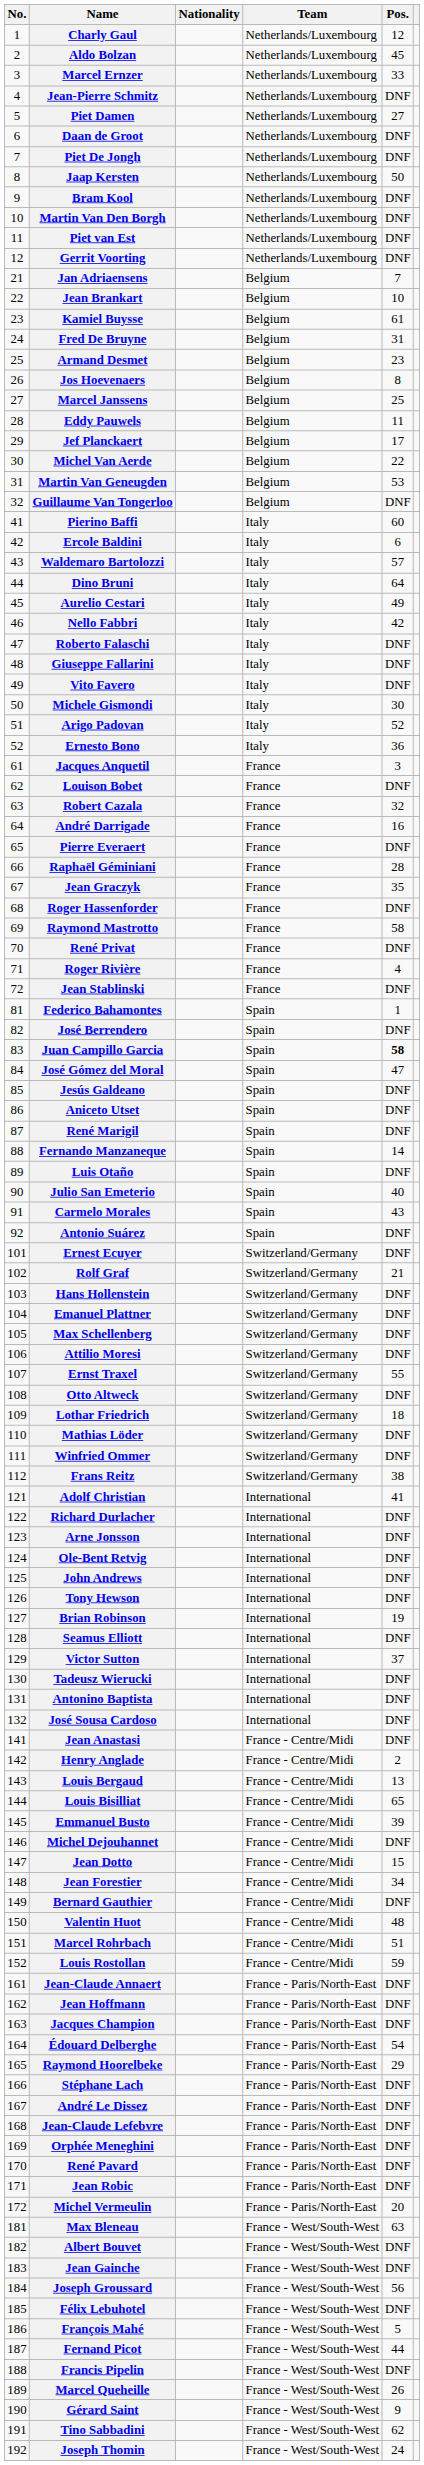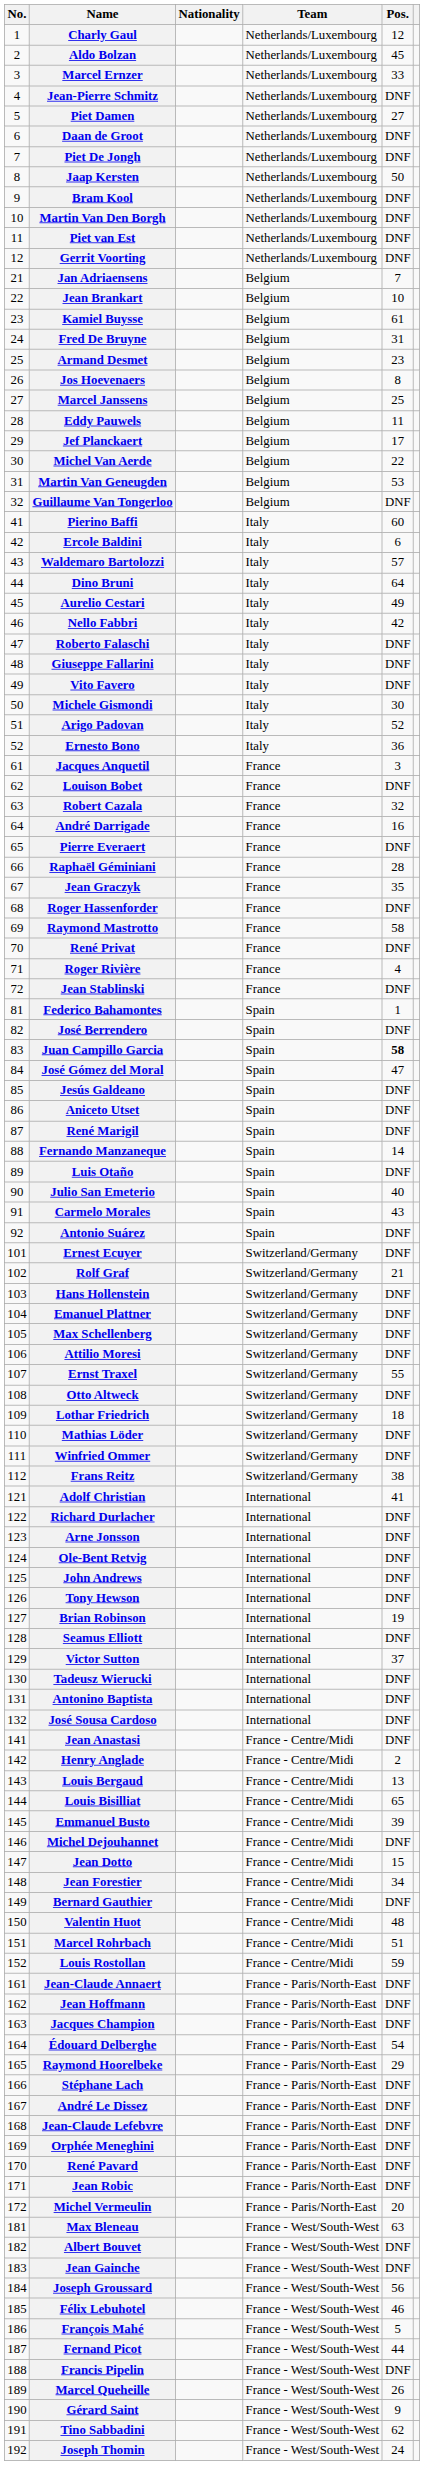(398, 2308) DNF -> (398, 2308) 46
